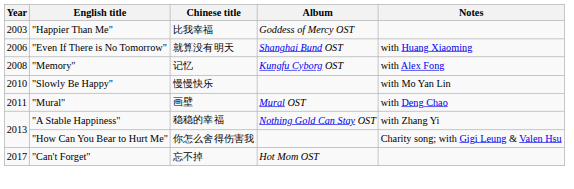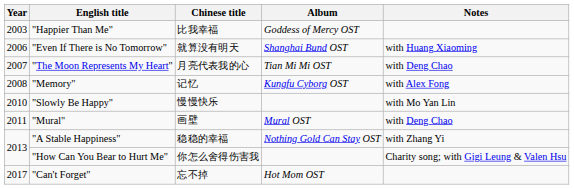+ row: (102, 66)
